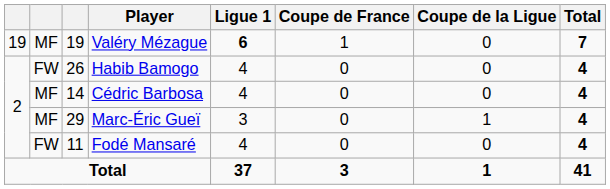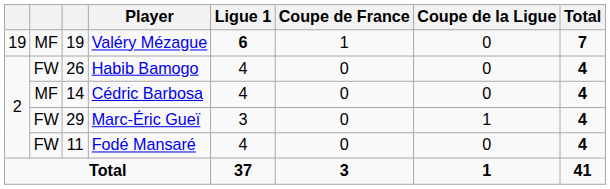(46, 119) MF -> (46, 119) FW
